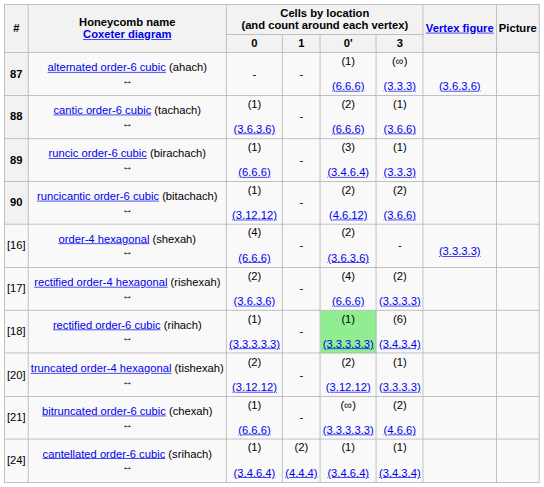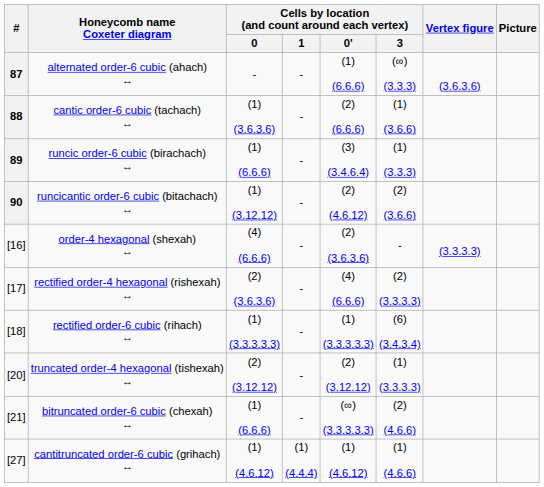(348, 331) lightgreen background -> (348, 331) no background
- row: (127, 460)
+ row: (127, 460)
